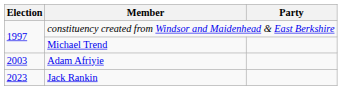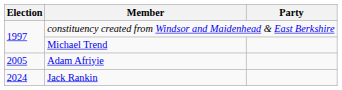(17, 61) 2003 -> (17, 61) 2005
(17, 77) 2023 -> (17, 77) 2024
